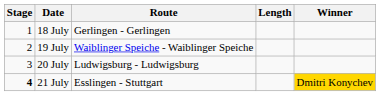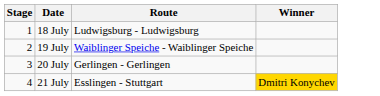- column: (275, 13)
(122, 30) Gerlingen - Gerlingen -> (136, 30) Ludwigsburg - Ludwigsburg
(136, 64) Ludwigsburg - Ludwigsburg -> (122, 64) Gerlingen - Gerlingen
(30, 82) bold -> (30, 82) normal
